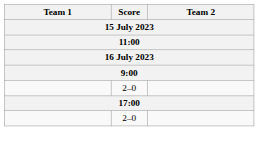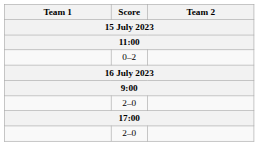+ row: (58, 58)
